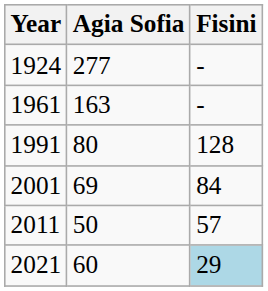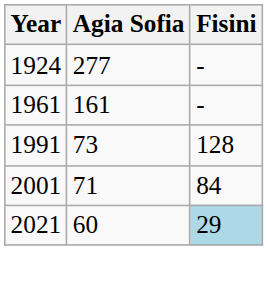(92, 104) 163 -> (92, 104) 161
(85, 144) 80 -> (85, 144) 73
(85, 184) 69 -> (85, 184) 71
- row: (35, 225)
